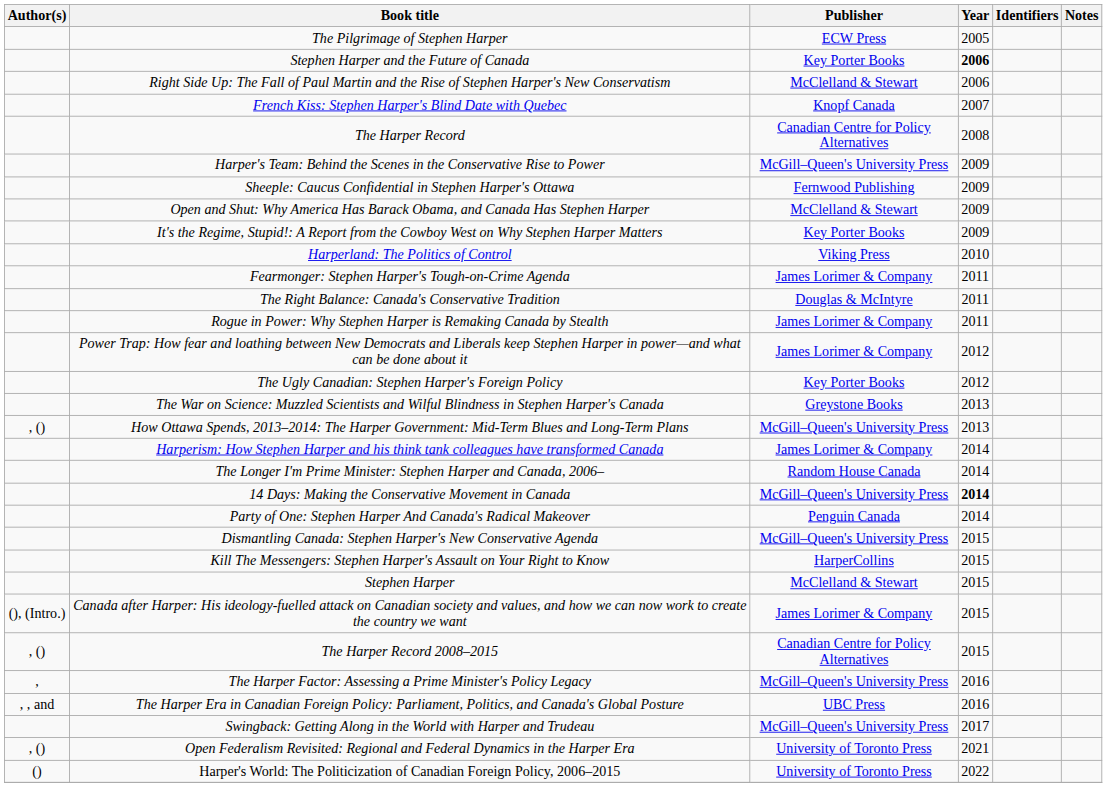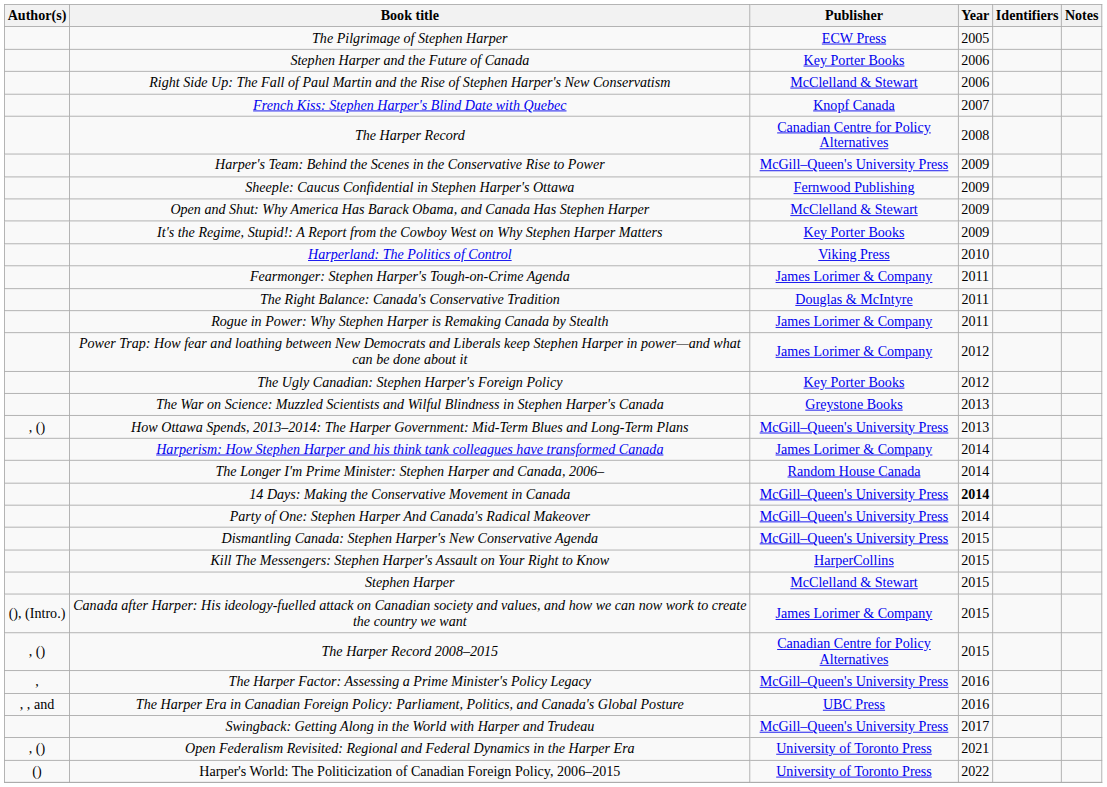(975, 60) bold -> (975, 60) normal
(854, 516) Penguin Canada -> (854, 516) McGill–Queen's University Press
